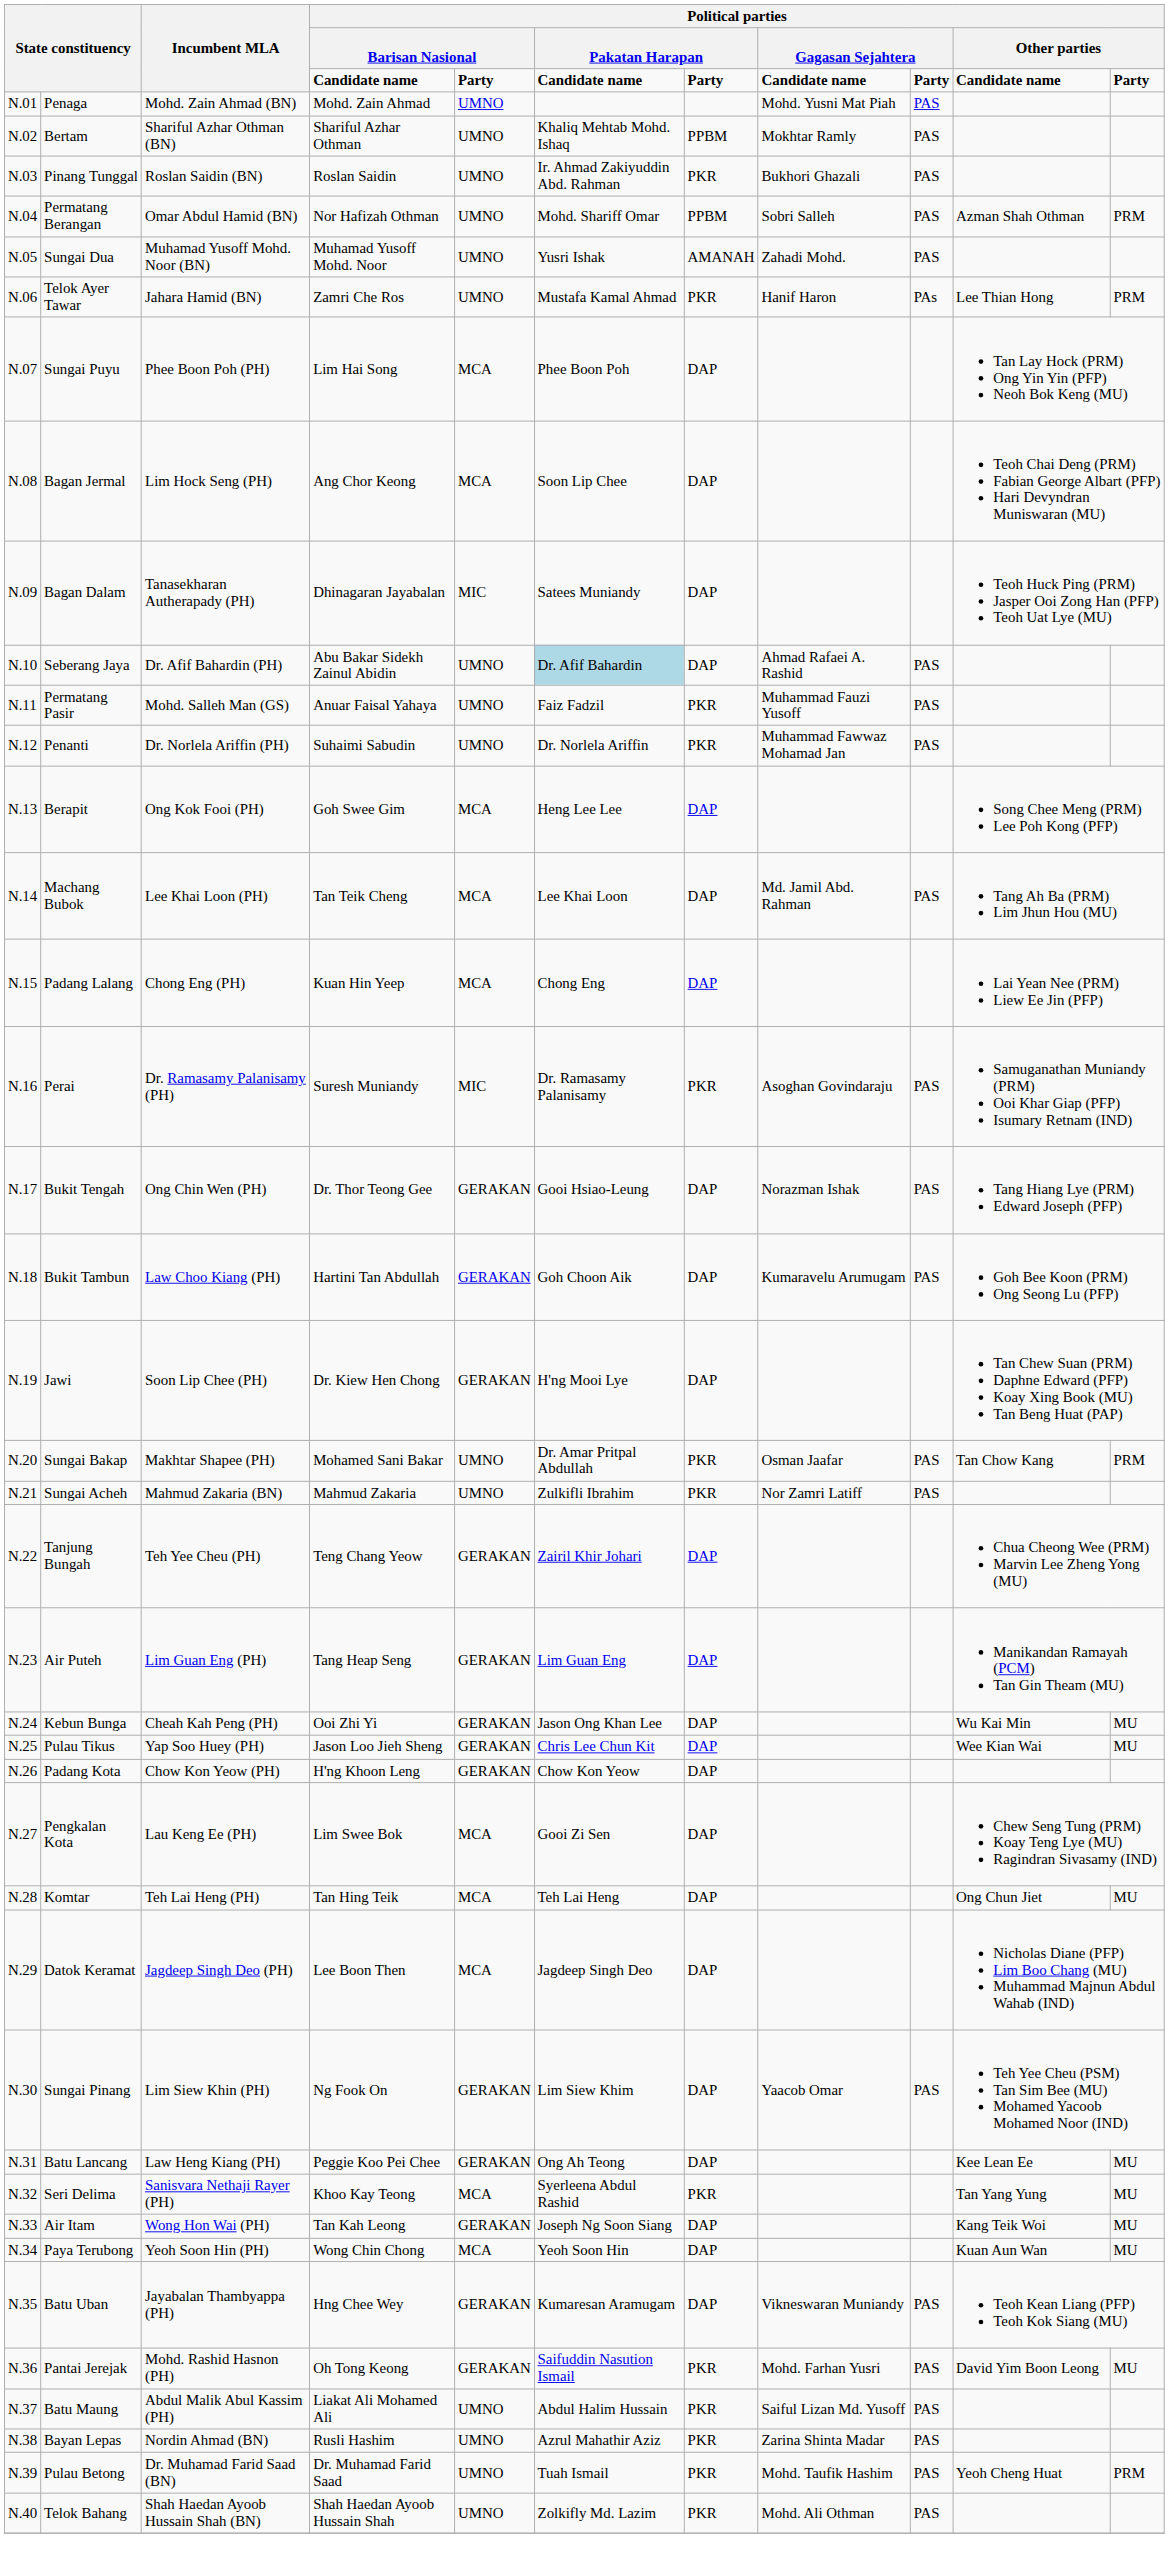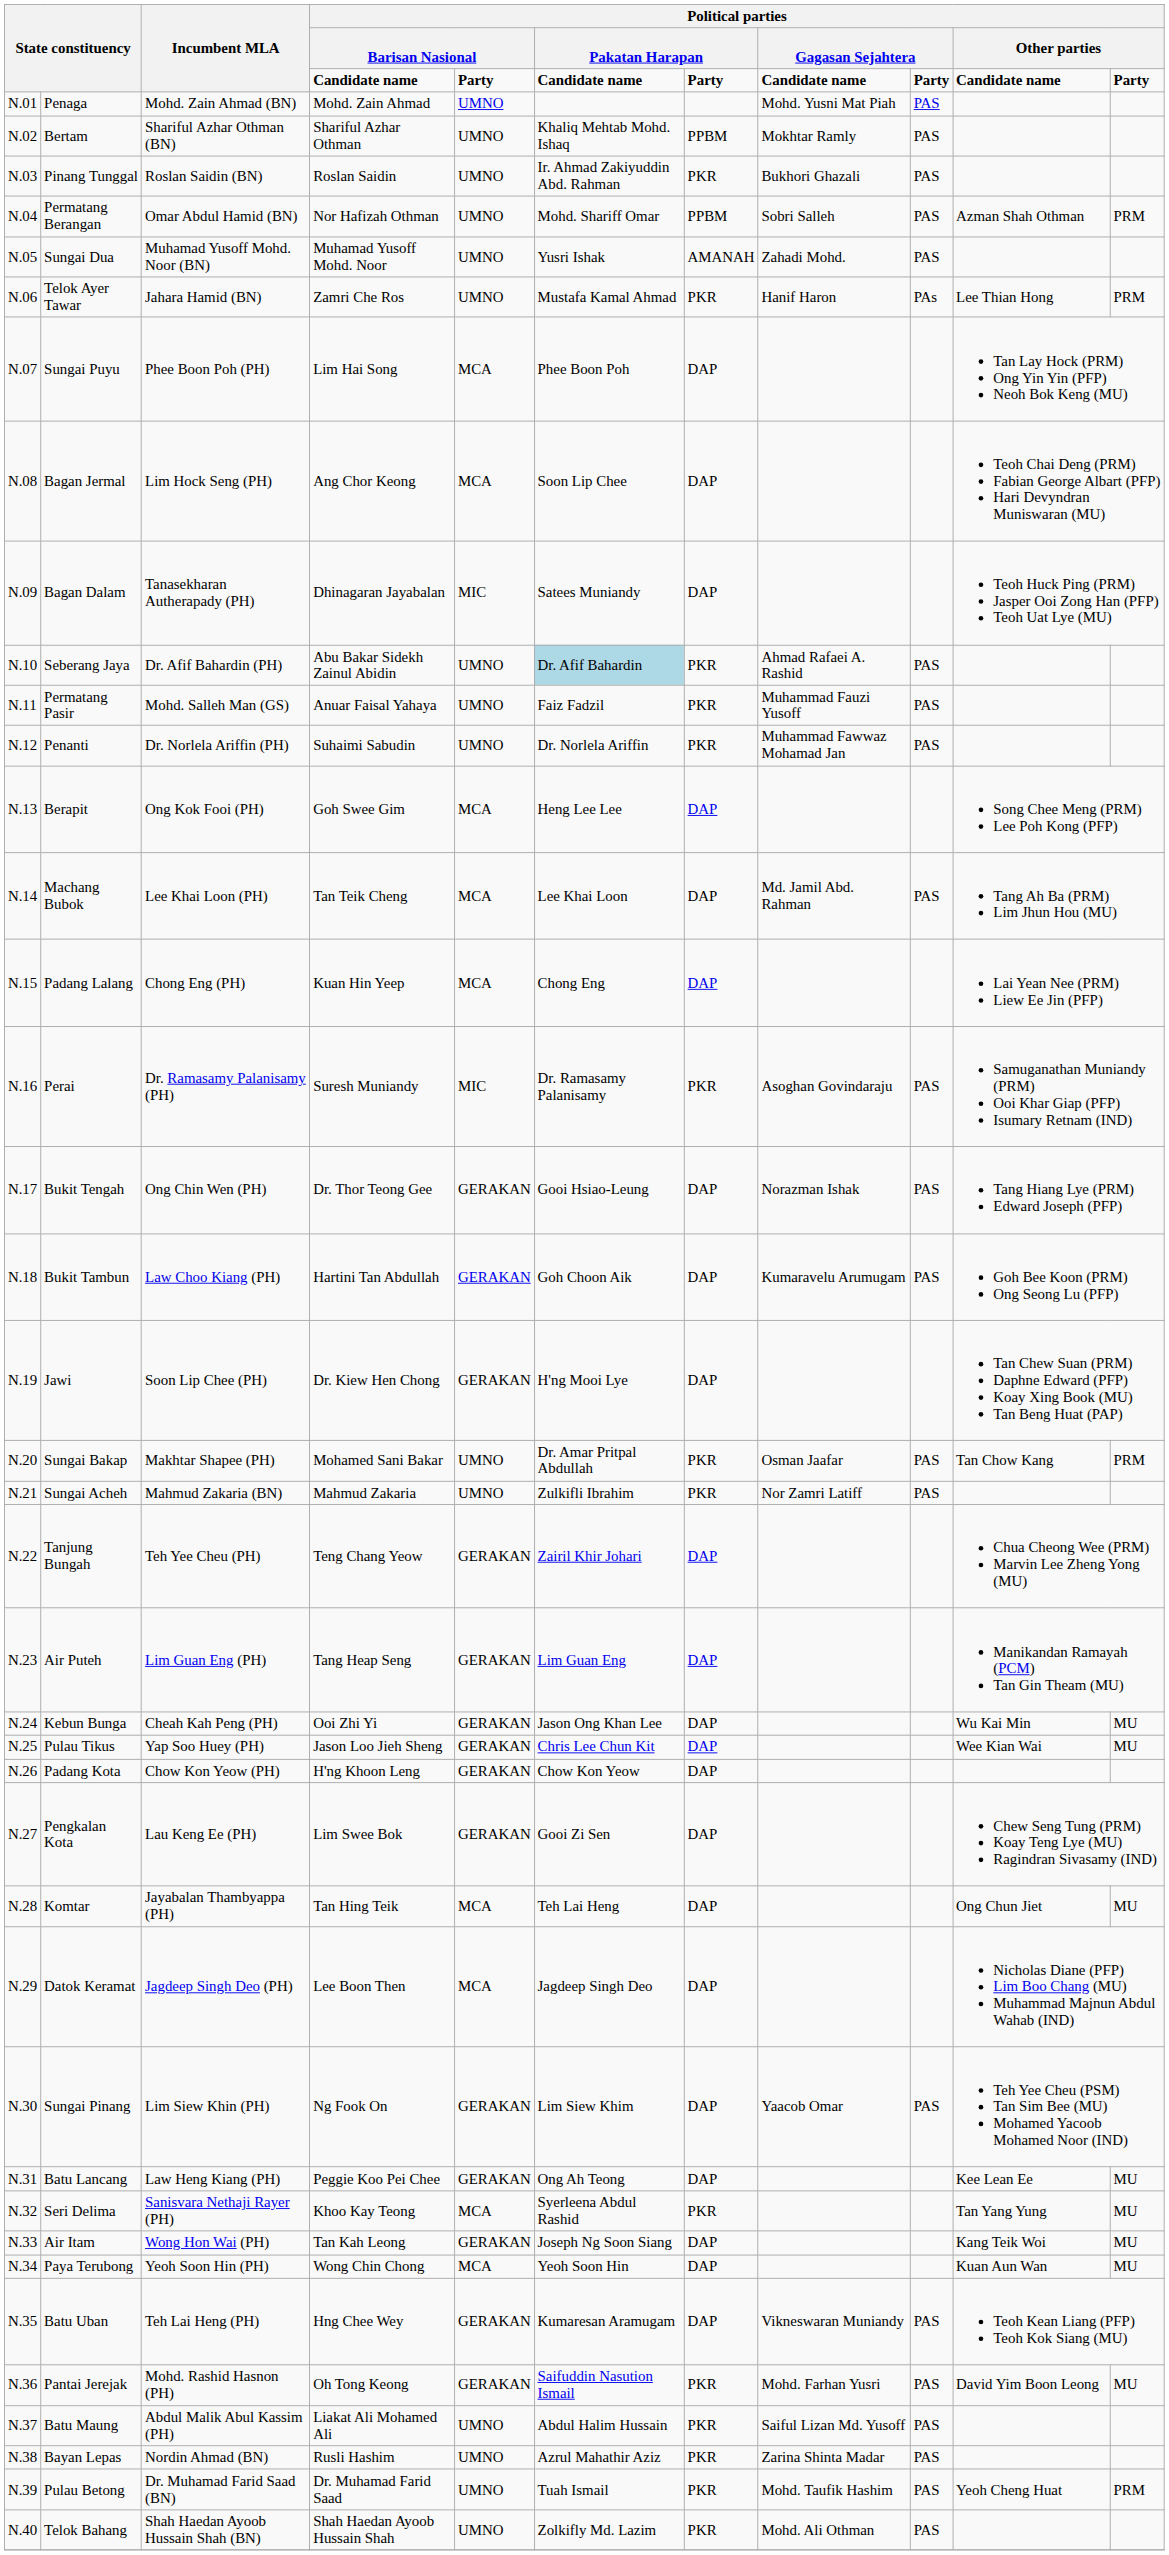(703, 664) DAP -> (702, 664) PKR
(475, 1834) MCA -> (494, 1834) GERAKAN
(202, 1897) Teh Lai Heng (PH) -> (215, 1906) Jayabalan Thambyappa (PH)
(215, 2304) Jayabalan Thambyappa (PH) -> (202, 2321) Teh Lai Heng (PH)
